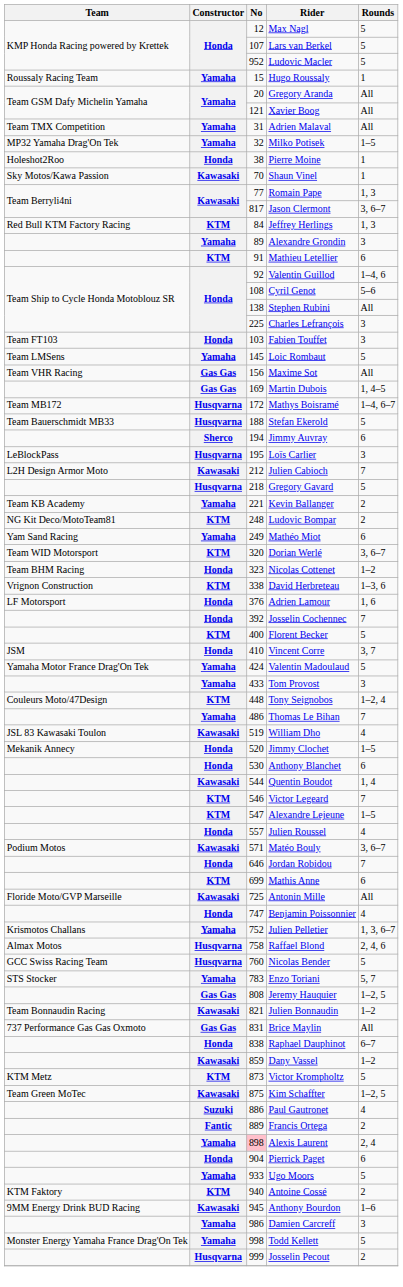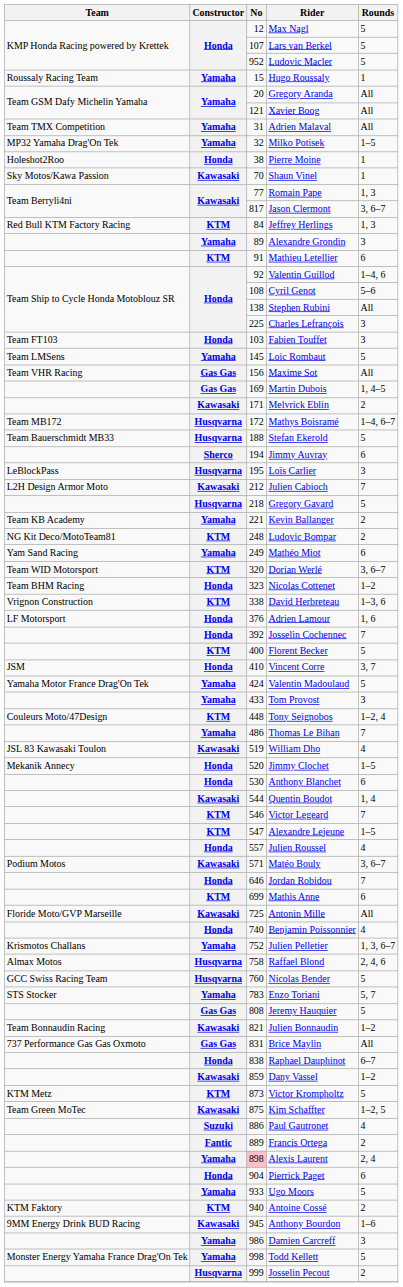+ row: (299, 405)
(256, 913) 747 -> (256, 929) 740
(373, 995) 1–2, 5 -> (363, 1011) 5
